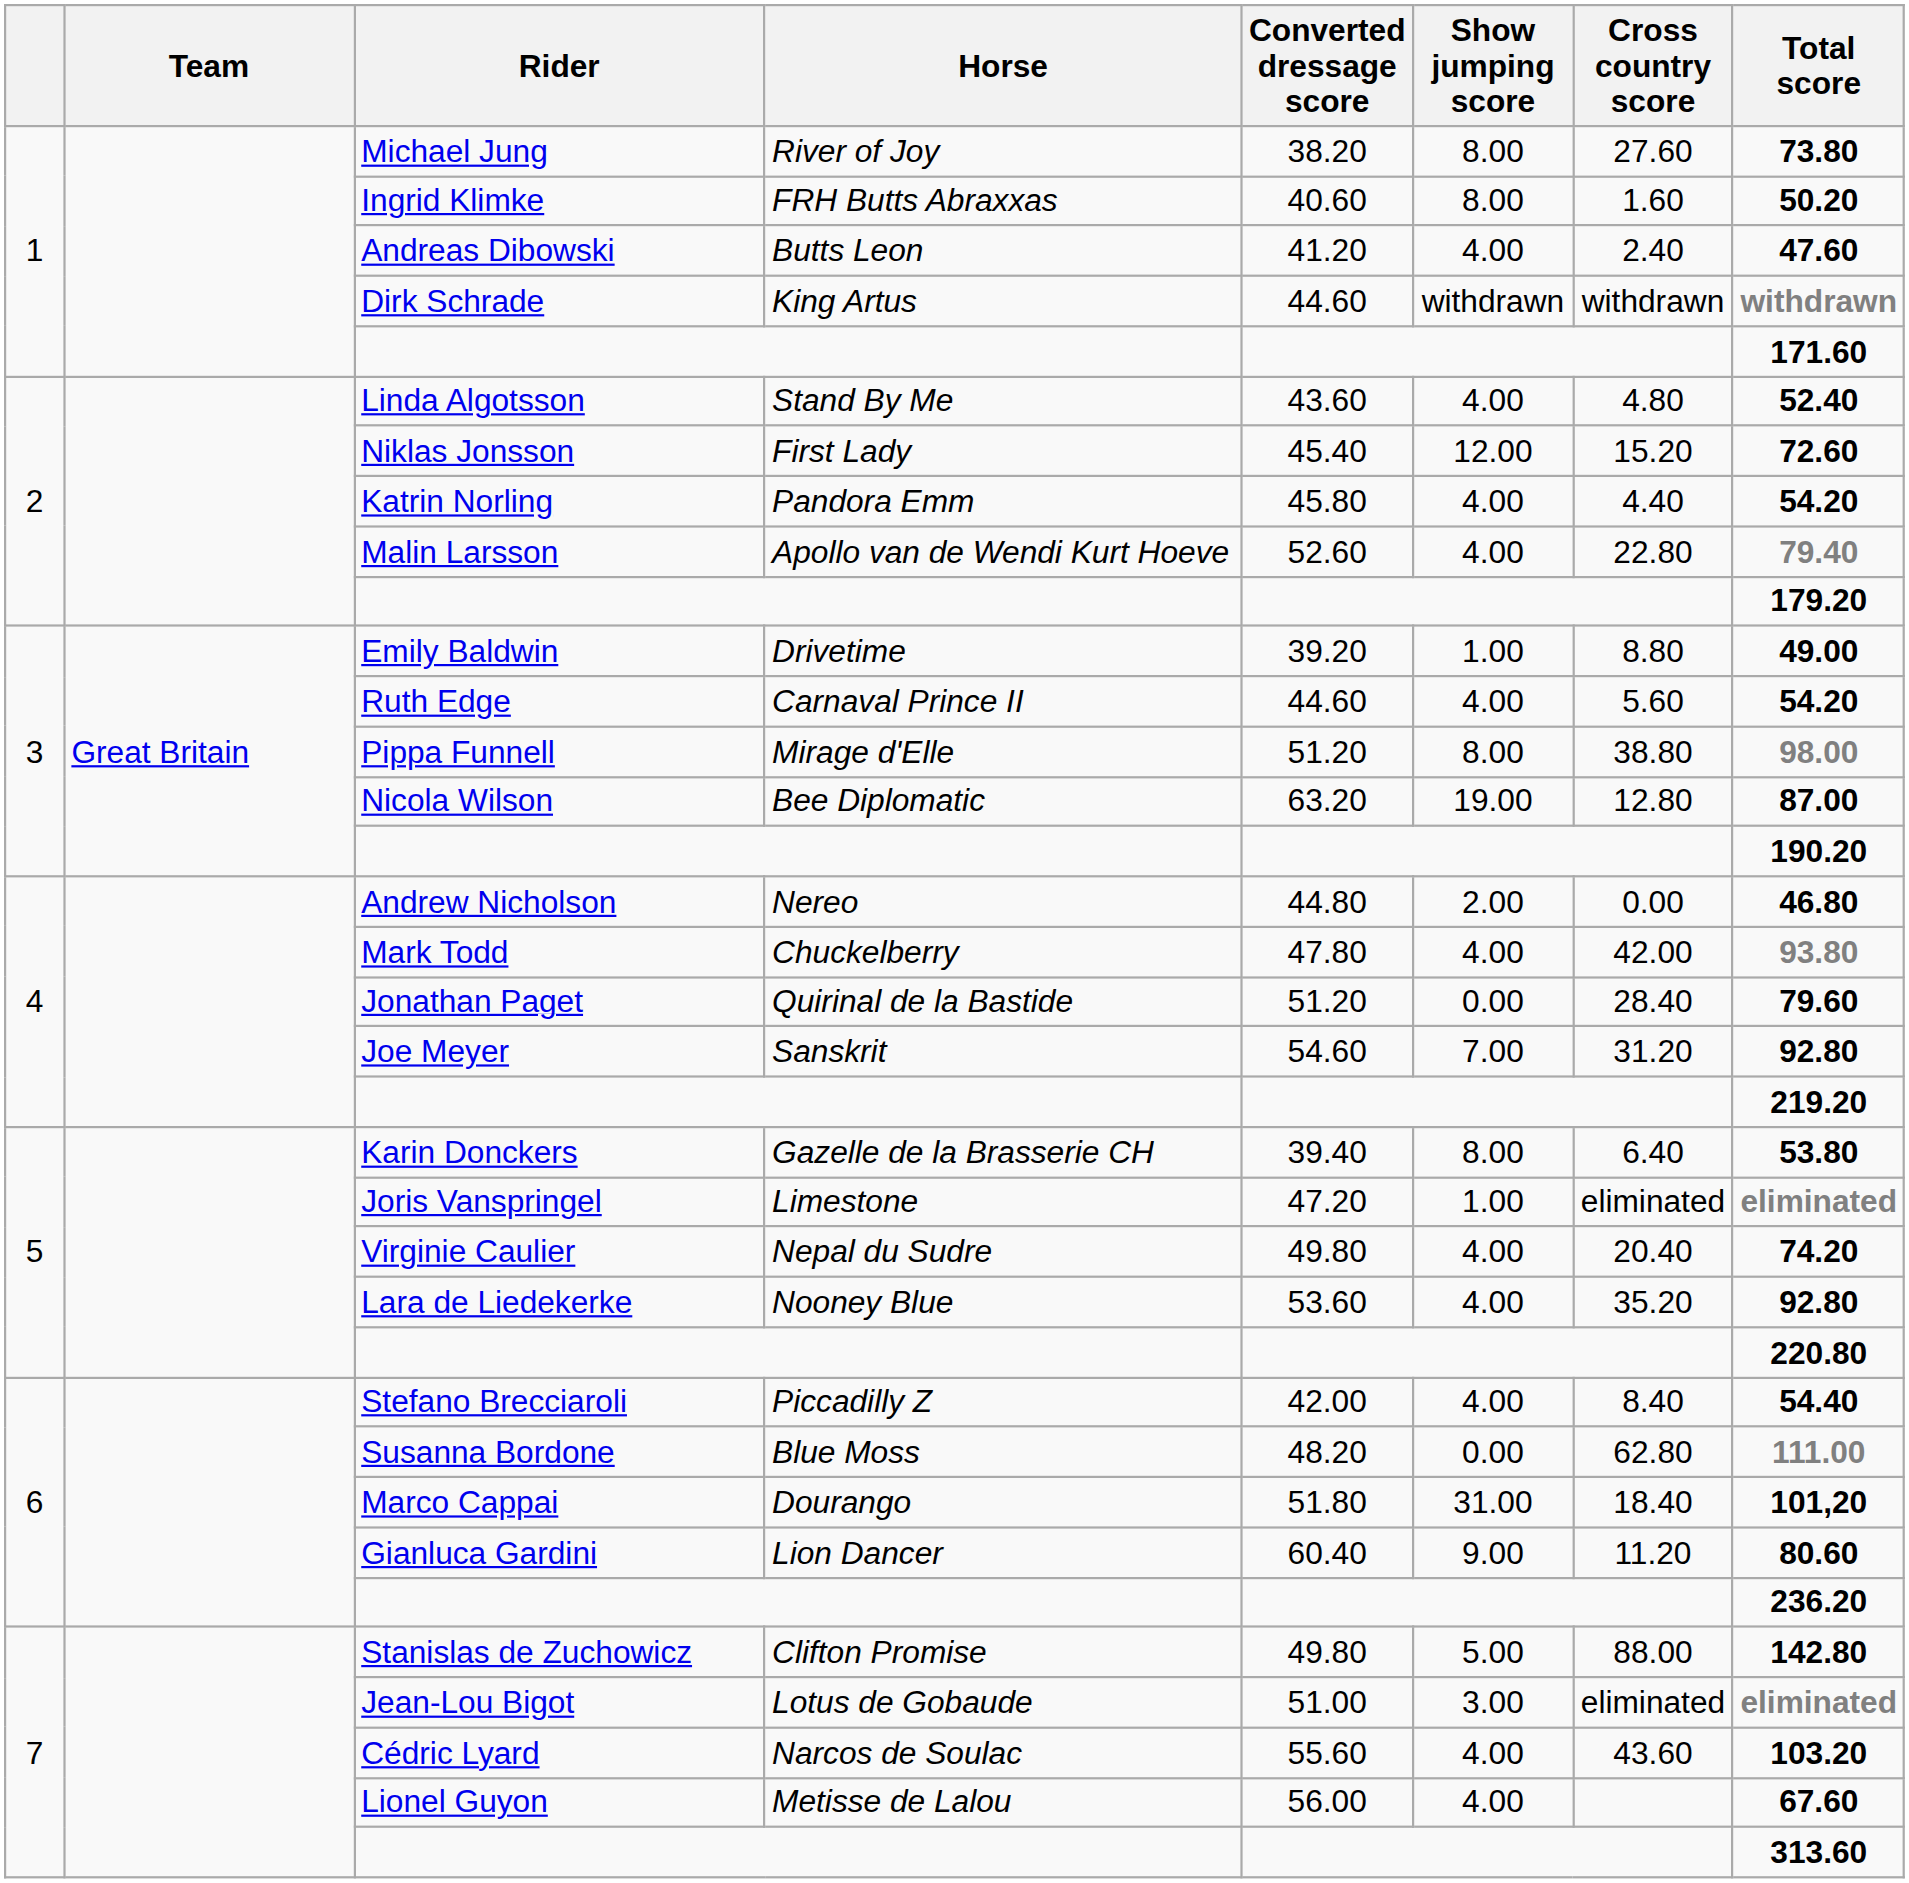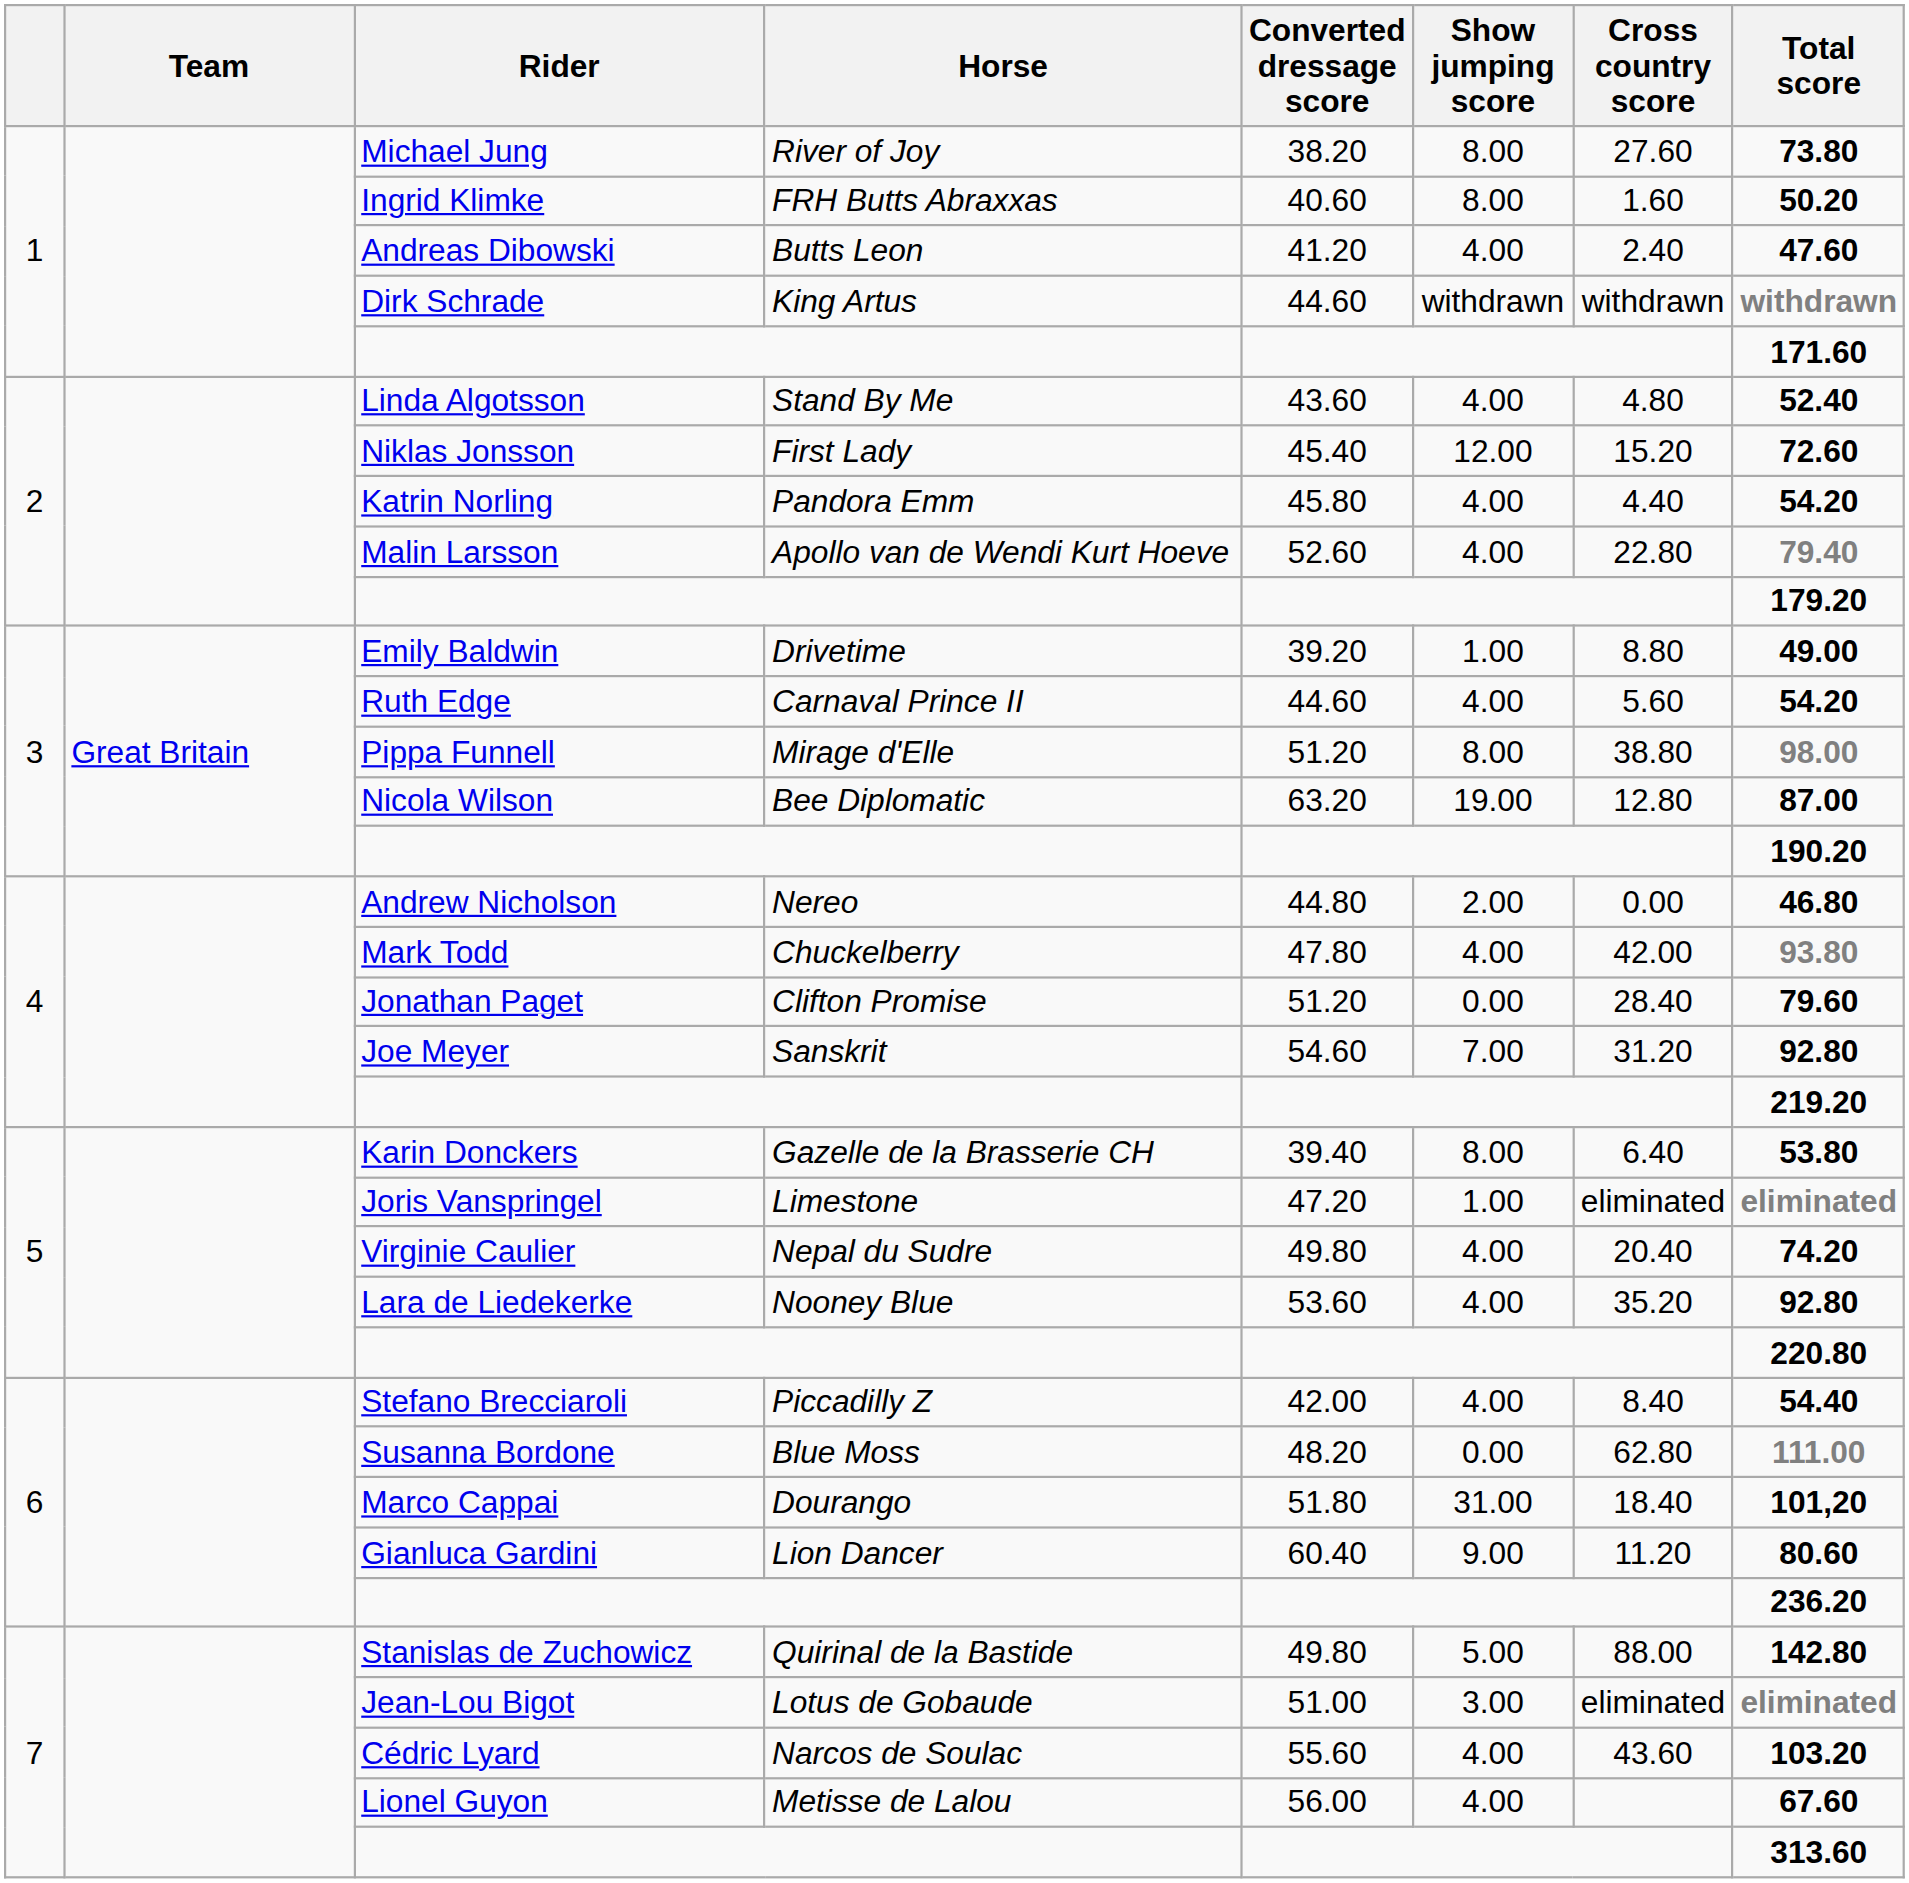(923, 1002) Quirinal de la Bastide -> (879, 1002) Clifton Promise
(879, 1652) Clifton Promise -> (923, 1652) Quirinal de la Bastide
